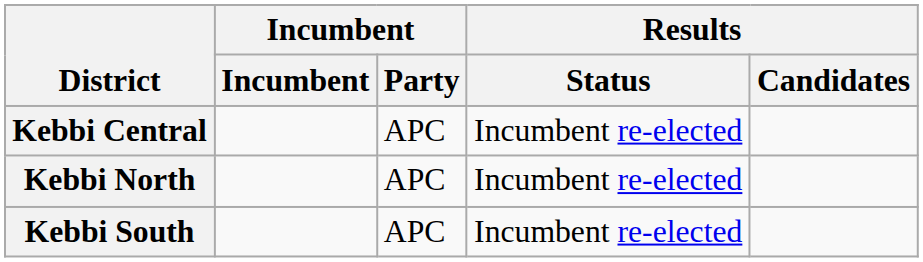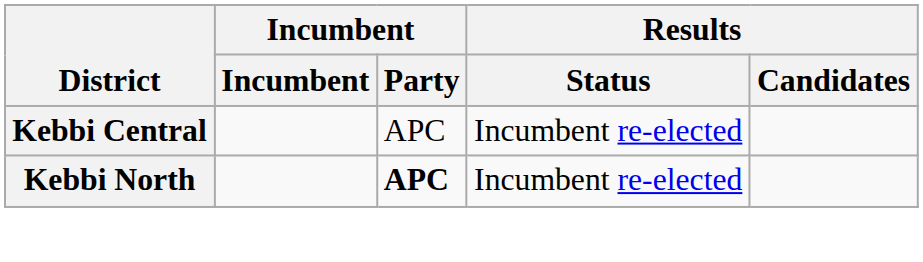(415, 180) normal -> (416, 180) bold
- row: (110, 230)
